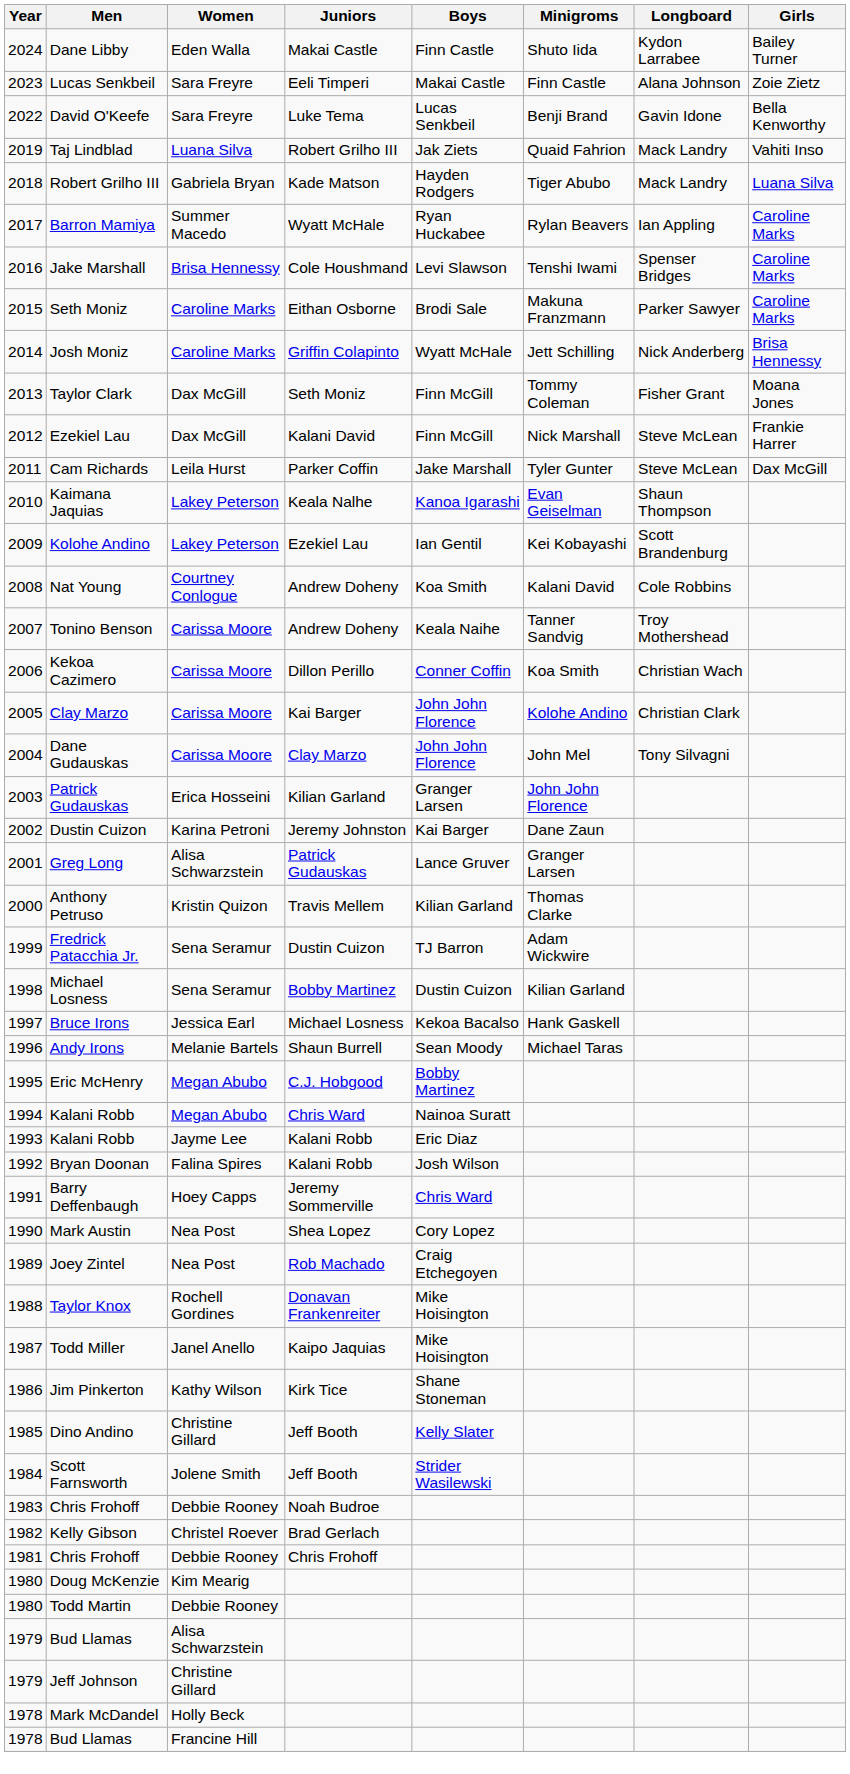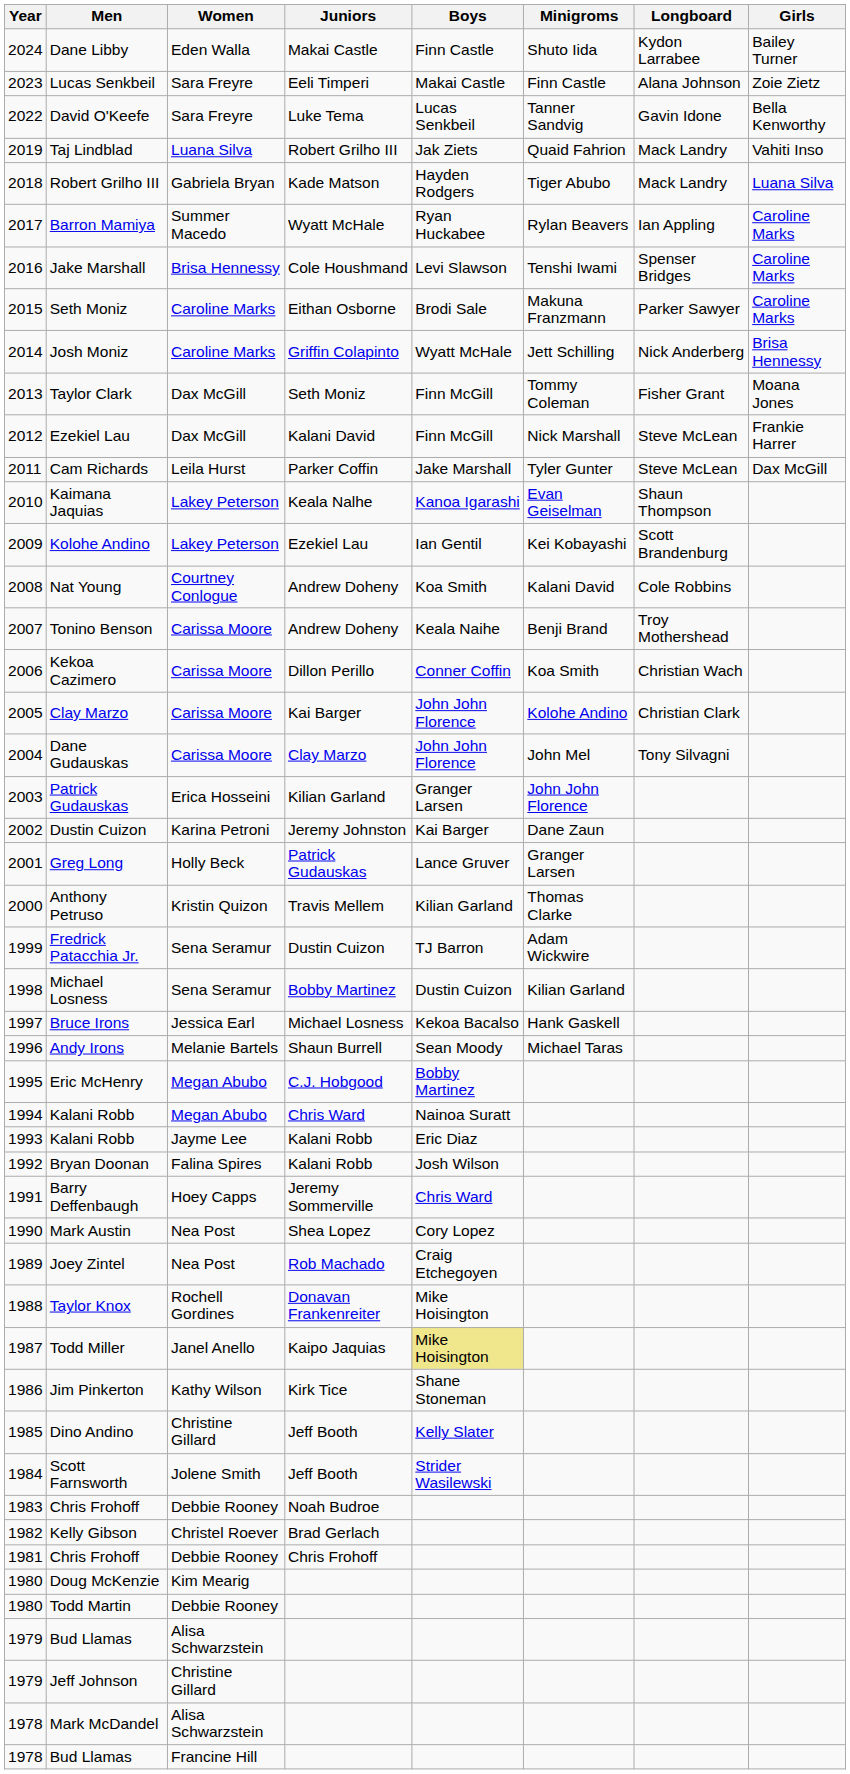(567, 116) Benji Brand -> (555, 116) Tanner Sandvig
(555, 628) Tanner Sandvig -> (567, 628) Benji Brand
(217, 863) Alisa Schwarzstein -> (208, 863) Holly Beck
(452, 1348) no background -> (452, 1348) khaki background
(208, 1714) Holly Beck -> (217, 1723) Alisa Schwarzstein
